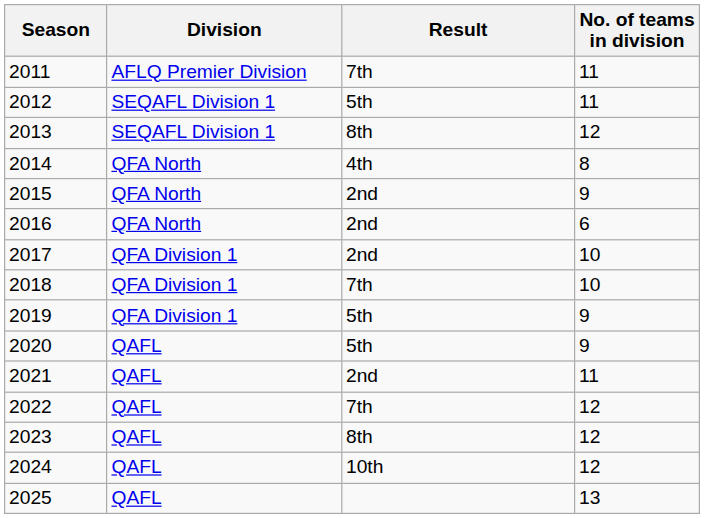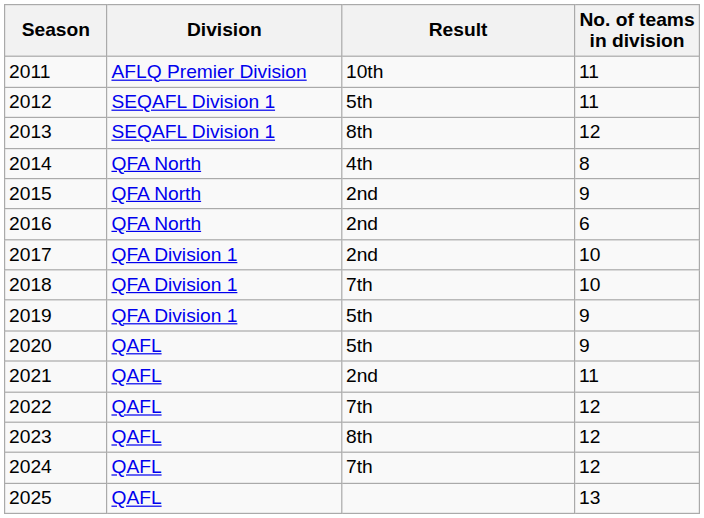(359, 71) 7th -> (365, 71) 10th
(365, 467) 10th -> (359, 467) 7th
